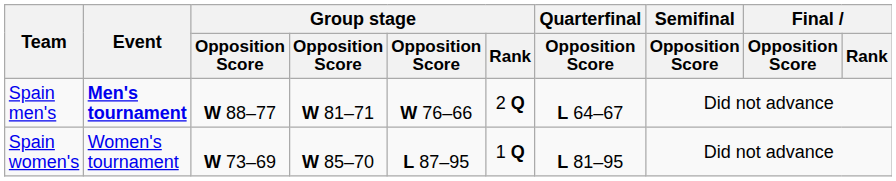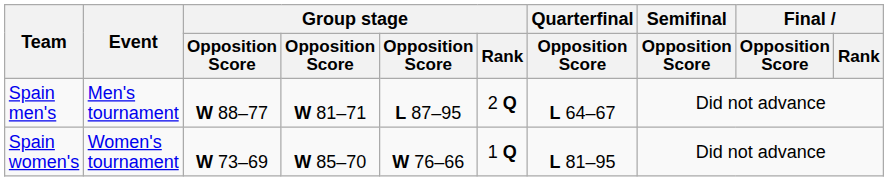(137, 103) bold -> (133, 103) normal
(436, 113) W 76–66 -> (428, 113) L 87–95
(436, 162) L 87–95 -> (428, 162) W 76–66
